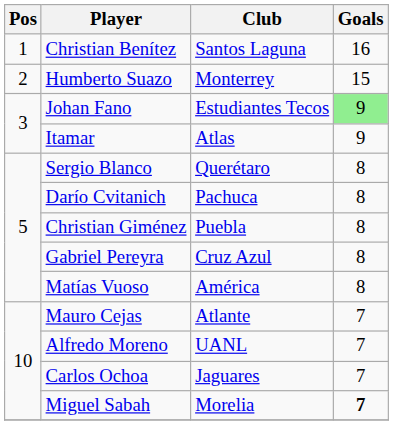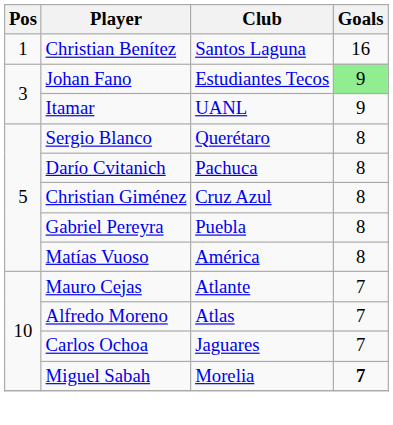- row: (109, 78)
(215, 138) Atlas -> (221, 108) UANL
(221, 227) Puebla -> (233, 197) Cruz Azul
(233, 256) Cruz Azul -> (221, 227) Puebla
(221, 345) UANL -> (215, 316) Atlas
